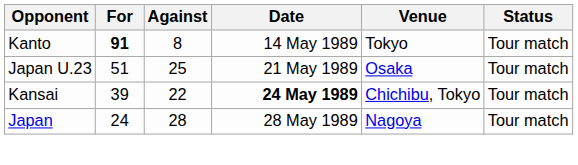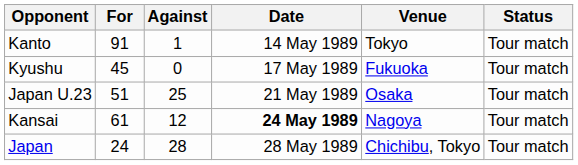(120, 43) bold -> (120, 43) normal
(178, 43) 8 -> (178, 43) 1
+ row: (35, 69)
(120, 95) 39 -> (120, 120) 61
(178, 95) 22 -> (178, 120) 12
(423, 95) Chichibu, Tokyo -> (393, 120) Nagoya
(393, 120) Nagoya -> (423, 146) Chichibu, Tokyo
